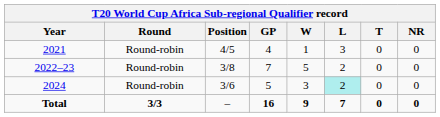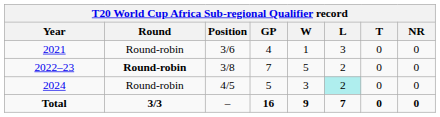(227, 49) 4/5 -> (228, 49) 3/6
(155, 67) normal -> (155, 67) bold
(227, 85) 3/6 -> (228, 85) 4/5
